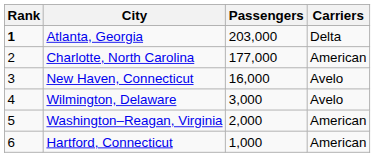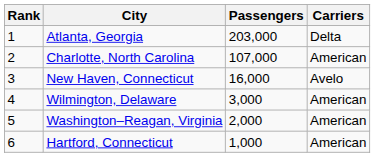(11, 36) bold -> (11, 36) normal
(253, 58) 177,000 -> (253, 58) 107,000
(327, 100) Avelo -> (338, 100) American
